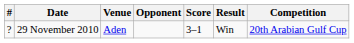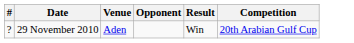- column: (199, 12)
